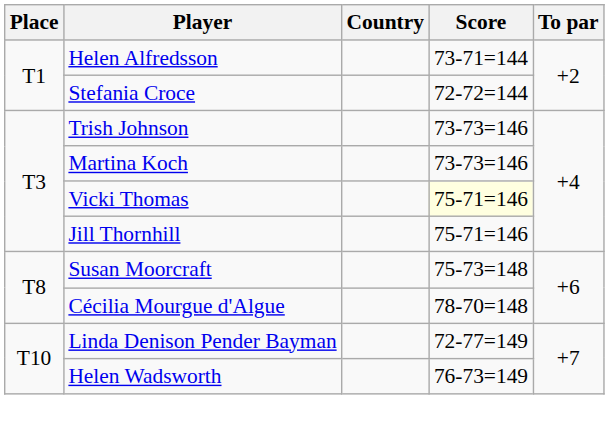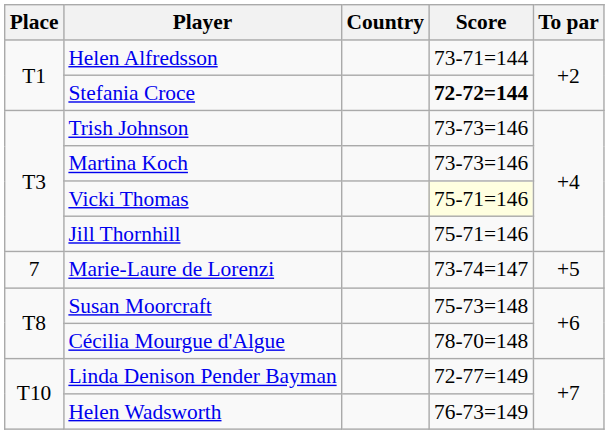(481, 93) normal -> (481, 93) bold
+ row: (171, 269)
